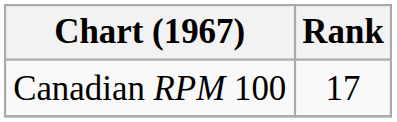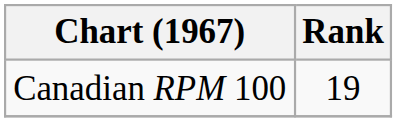(343, 87) 17 -> (343, 87) 19
